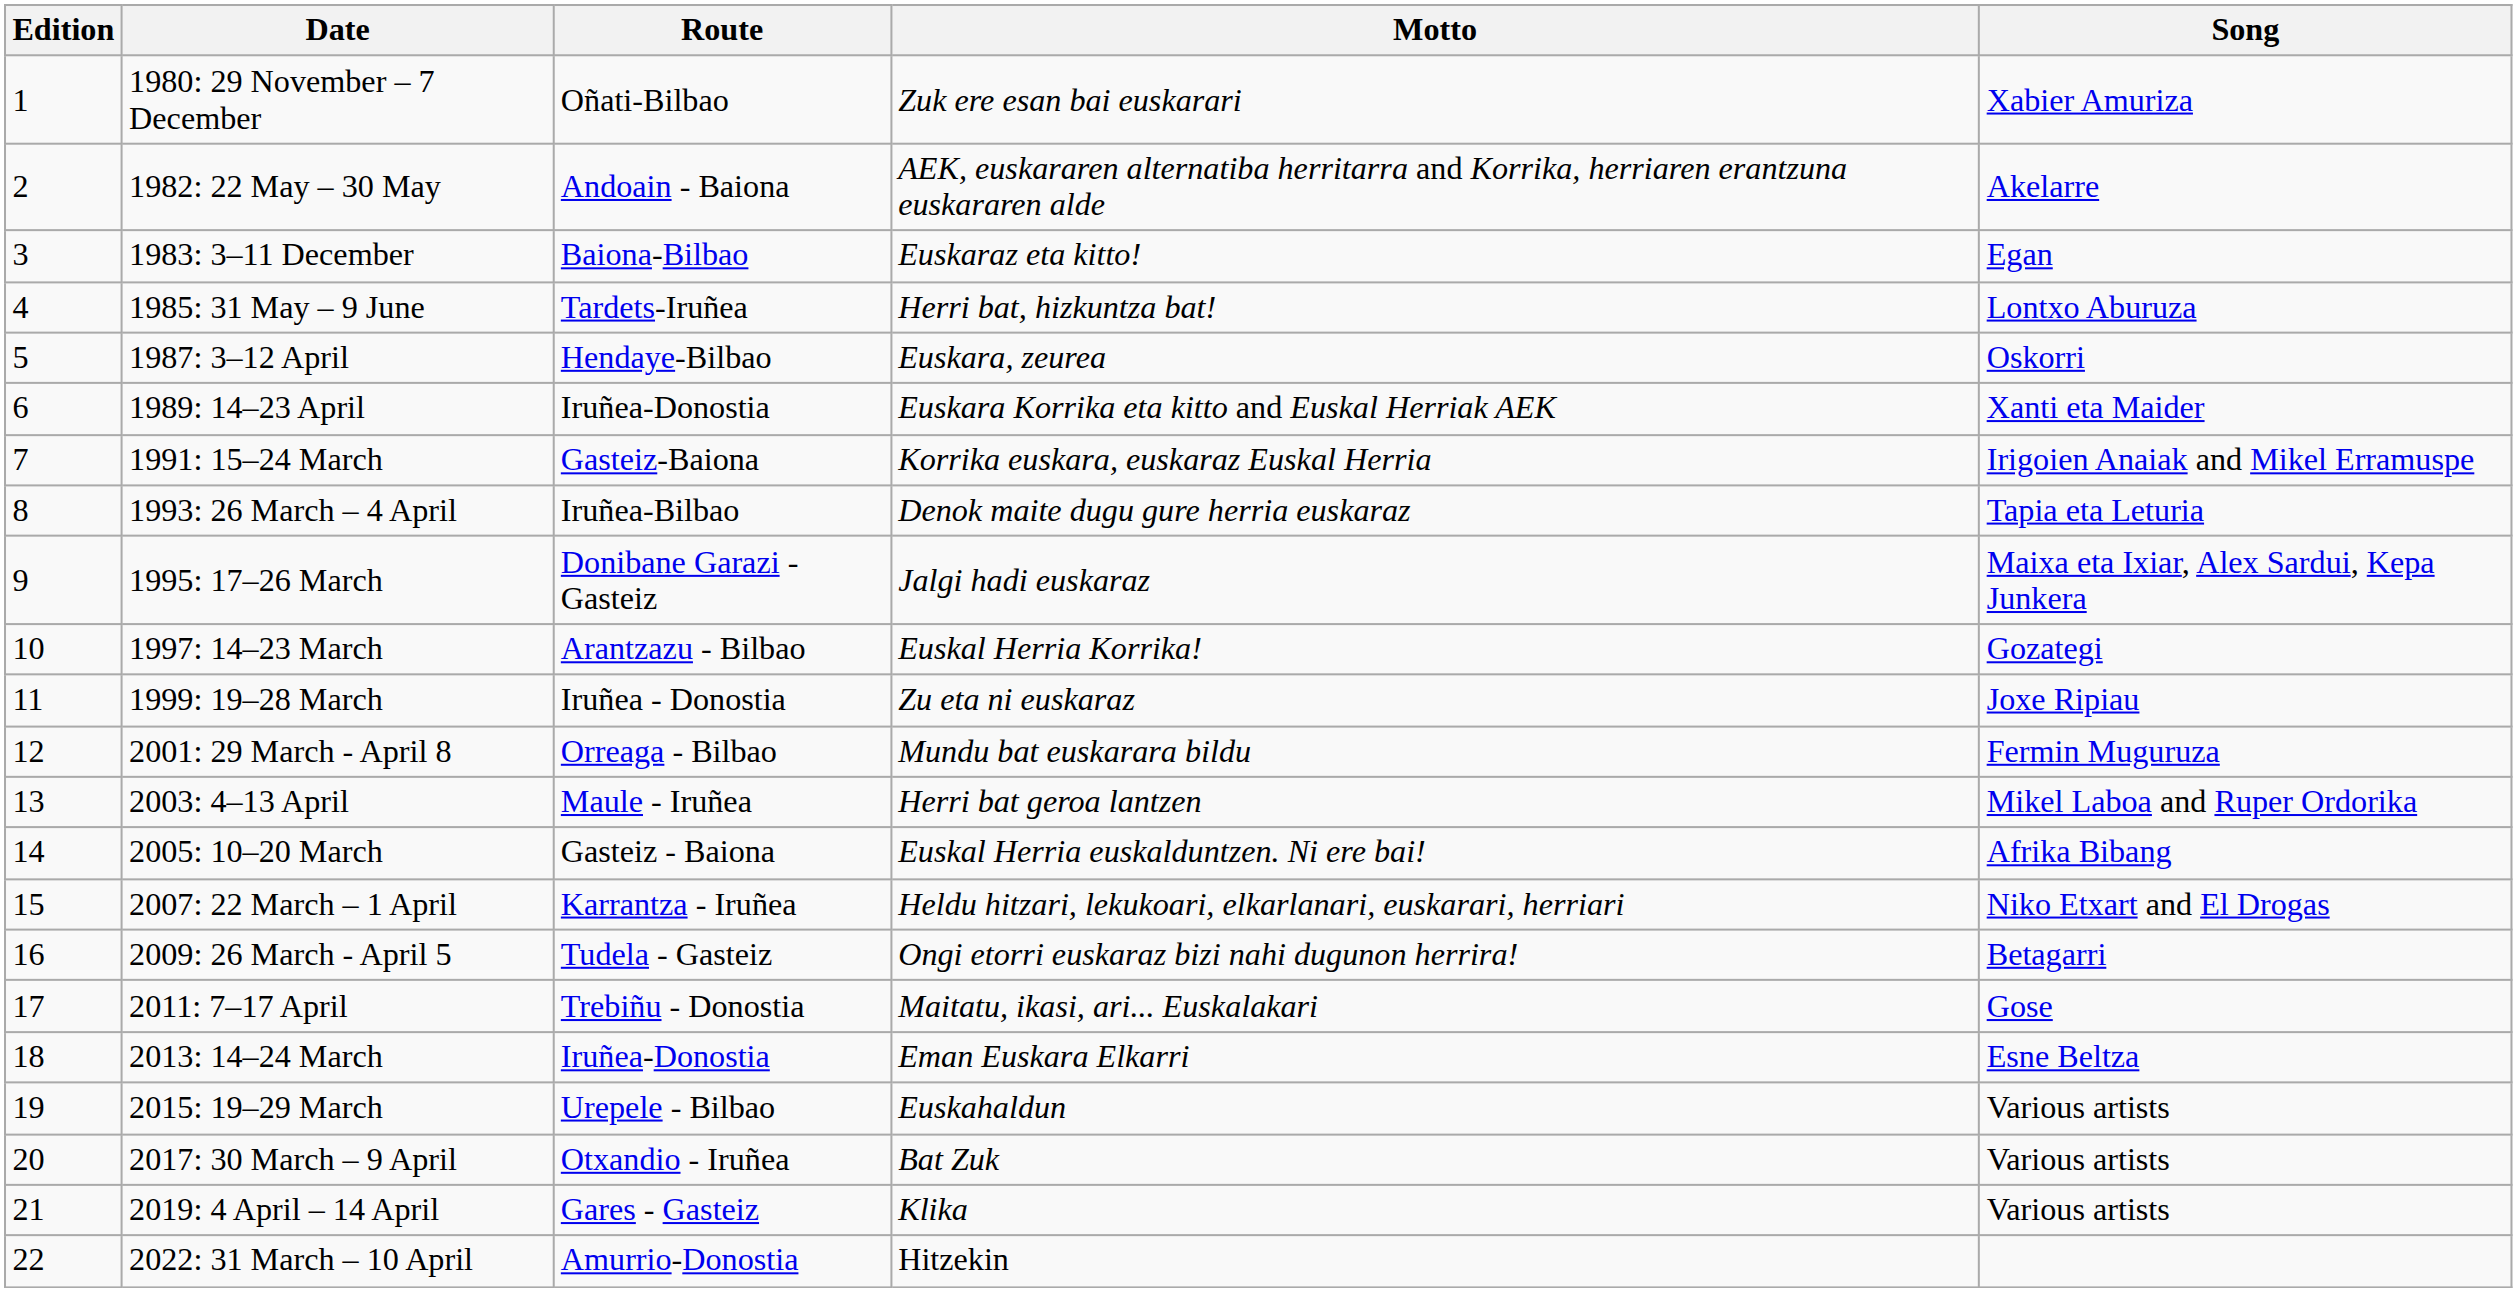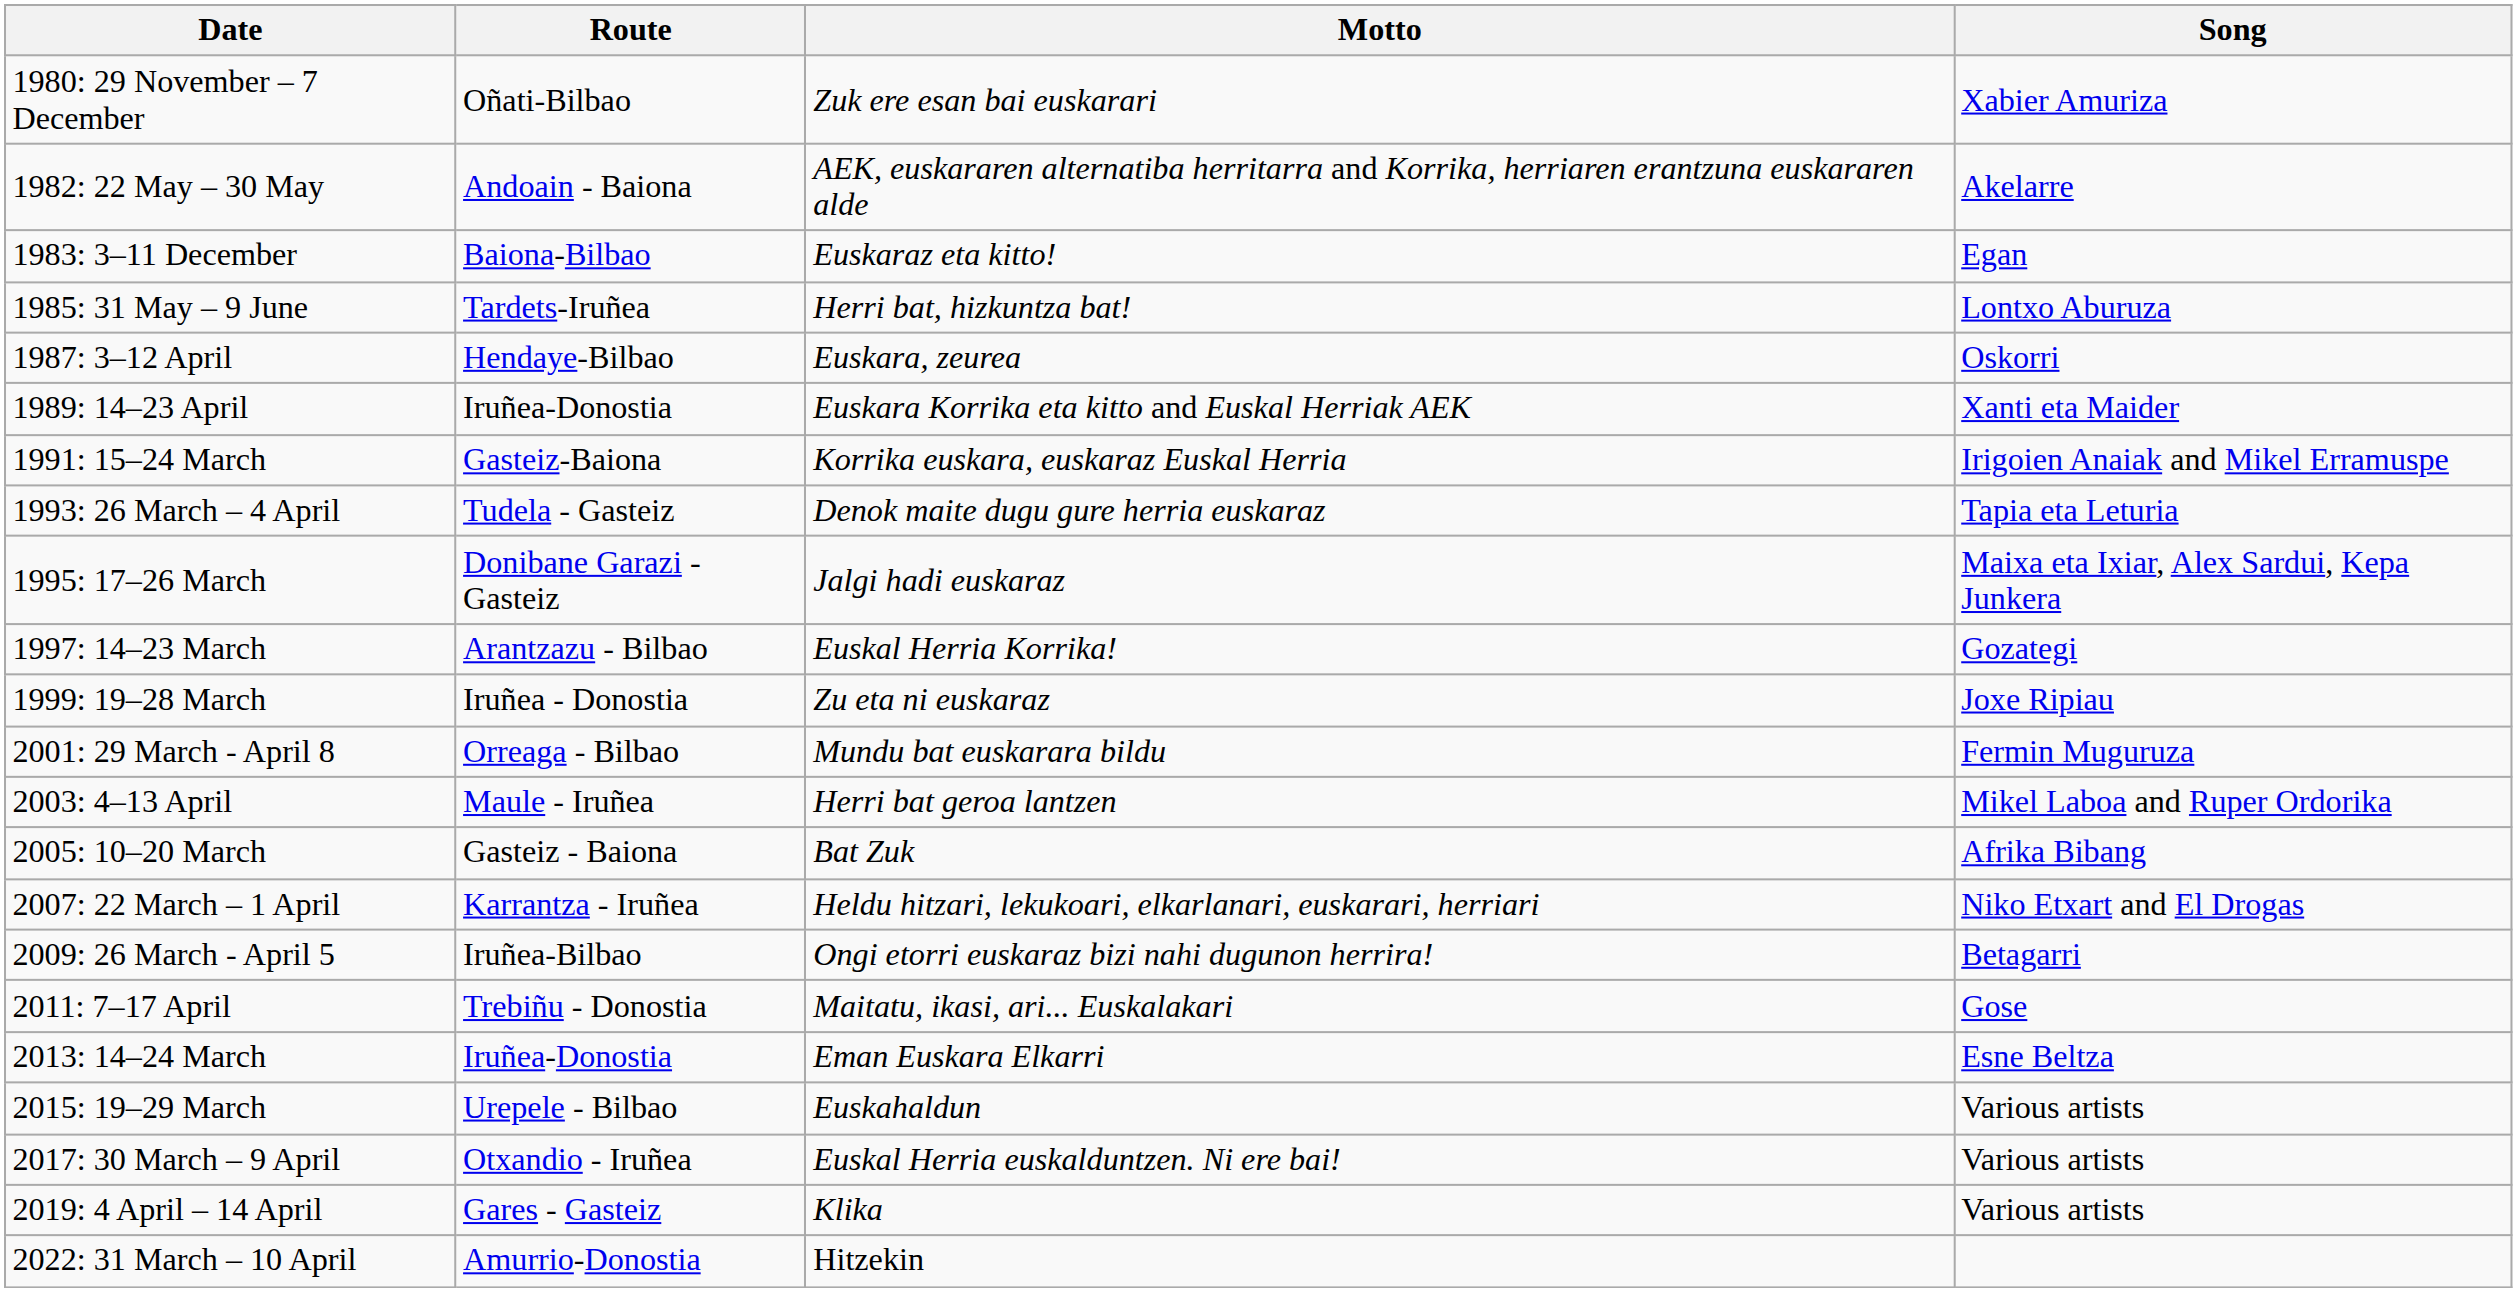- column: (63, 30)
(650, 510) Iruñea-Bilbao -> (569, 510) Tudela - Gasteiz
(1162, 852) Euskal Herria euskalduntzen. Ni ere bai! -> (864, 852) Bat Zuk
(667, 954) Tudela - Gasteiz -> (552, 954) Iruñea-Bilbao
(949, 1158) Bat Zuk -> (1077, 1158) Euskal Herria euskalduntzen. Ni ere bai!
